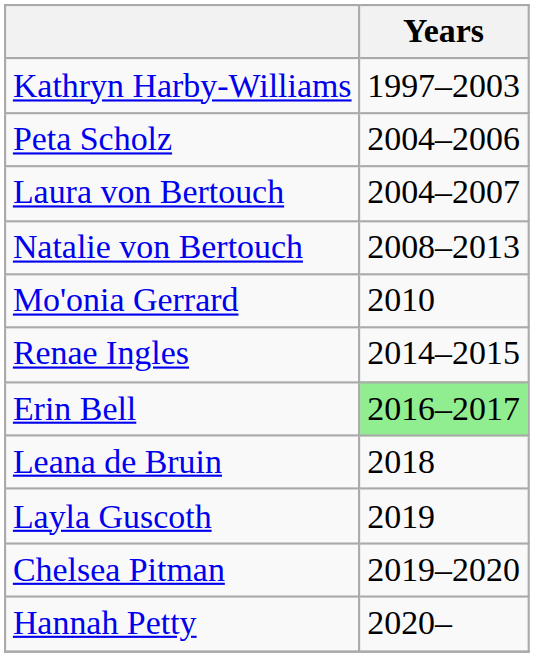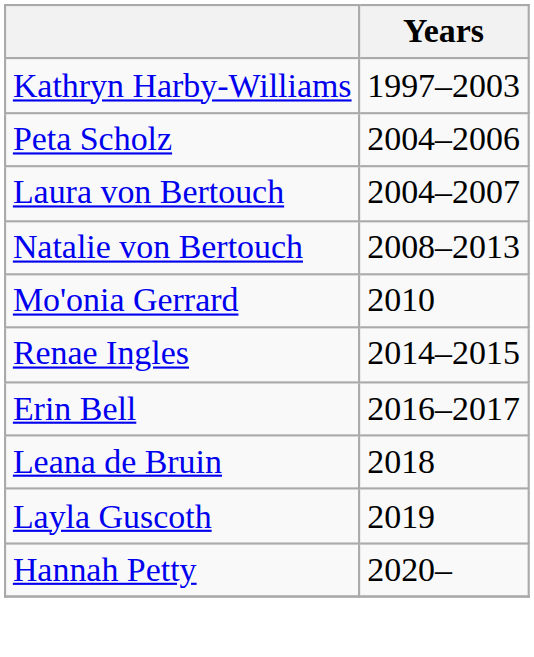(444, 407) lightgreen background -> (444, 407) no background
- row: (119, 569)
